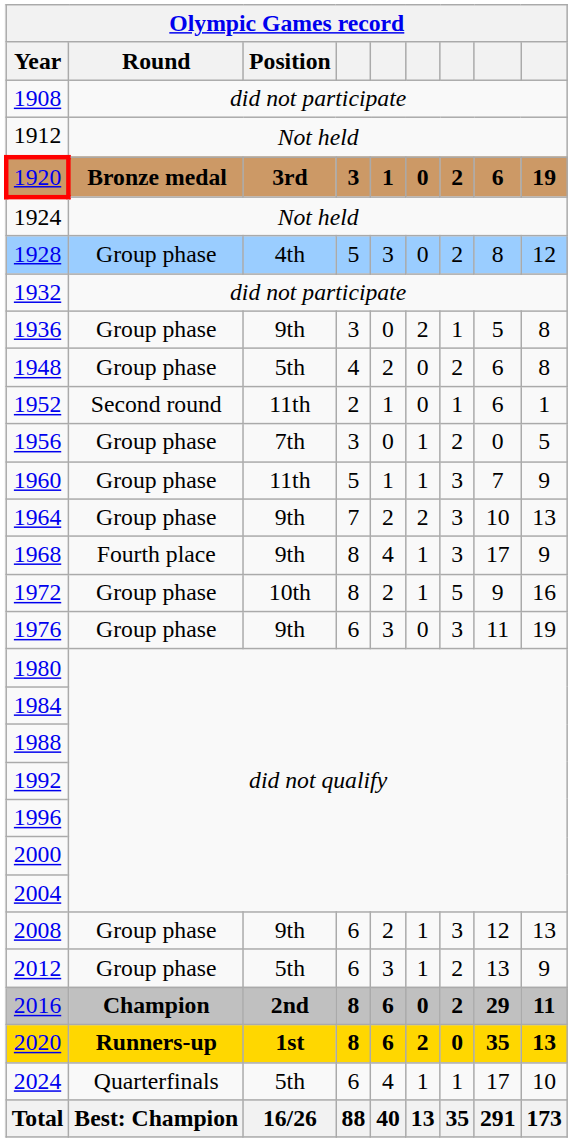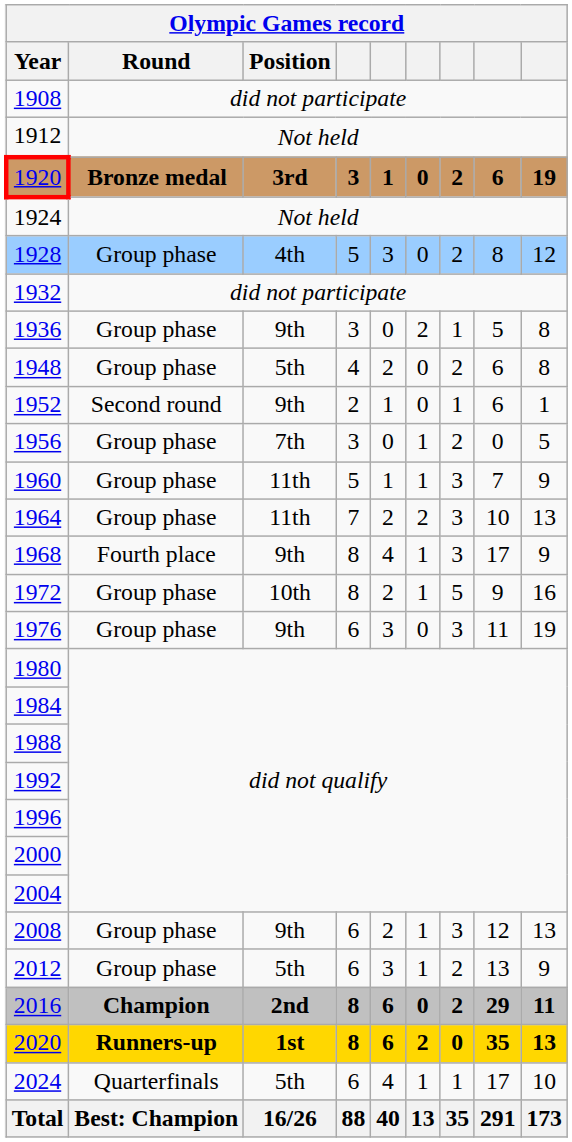(290, 404) 11th -> (290, 404) 9th
(290, 517) 9th -> (290, 517) 11th
